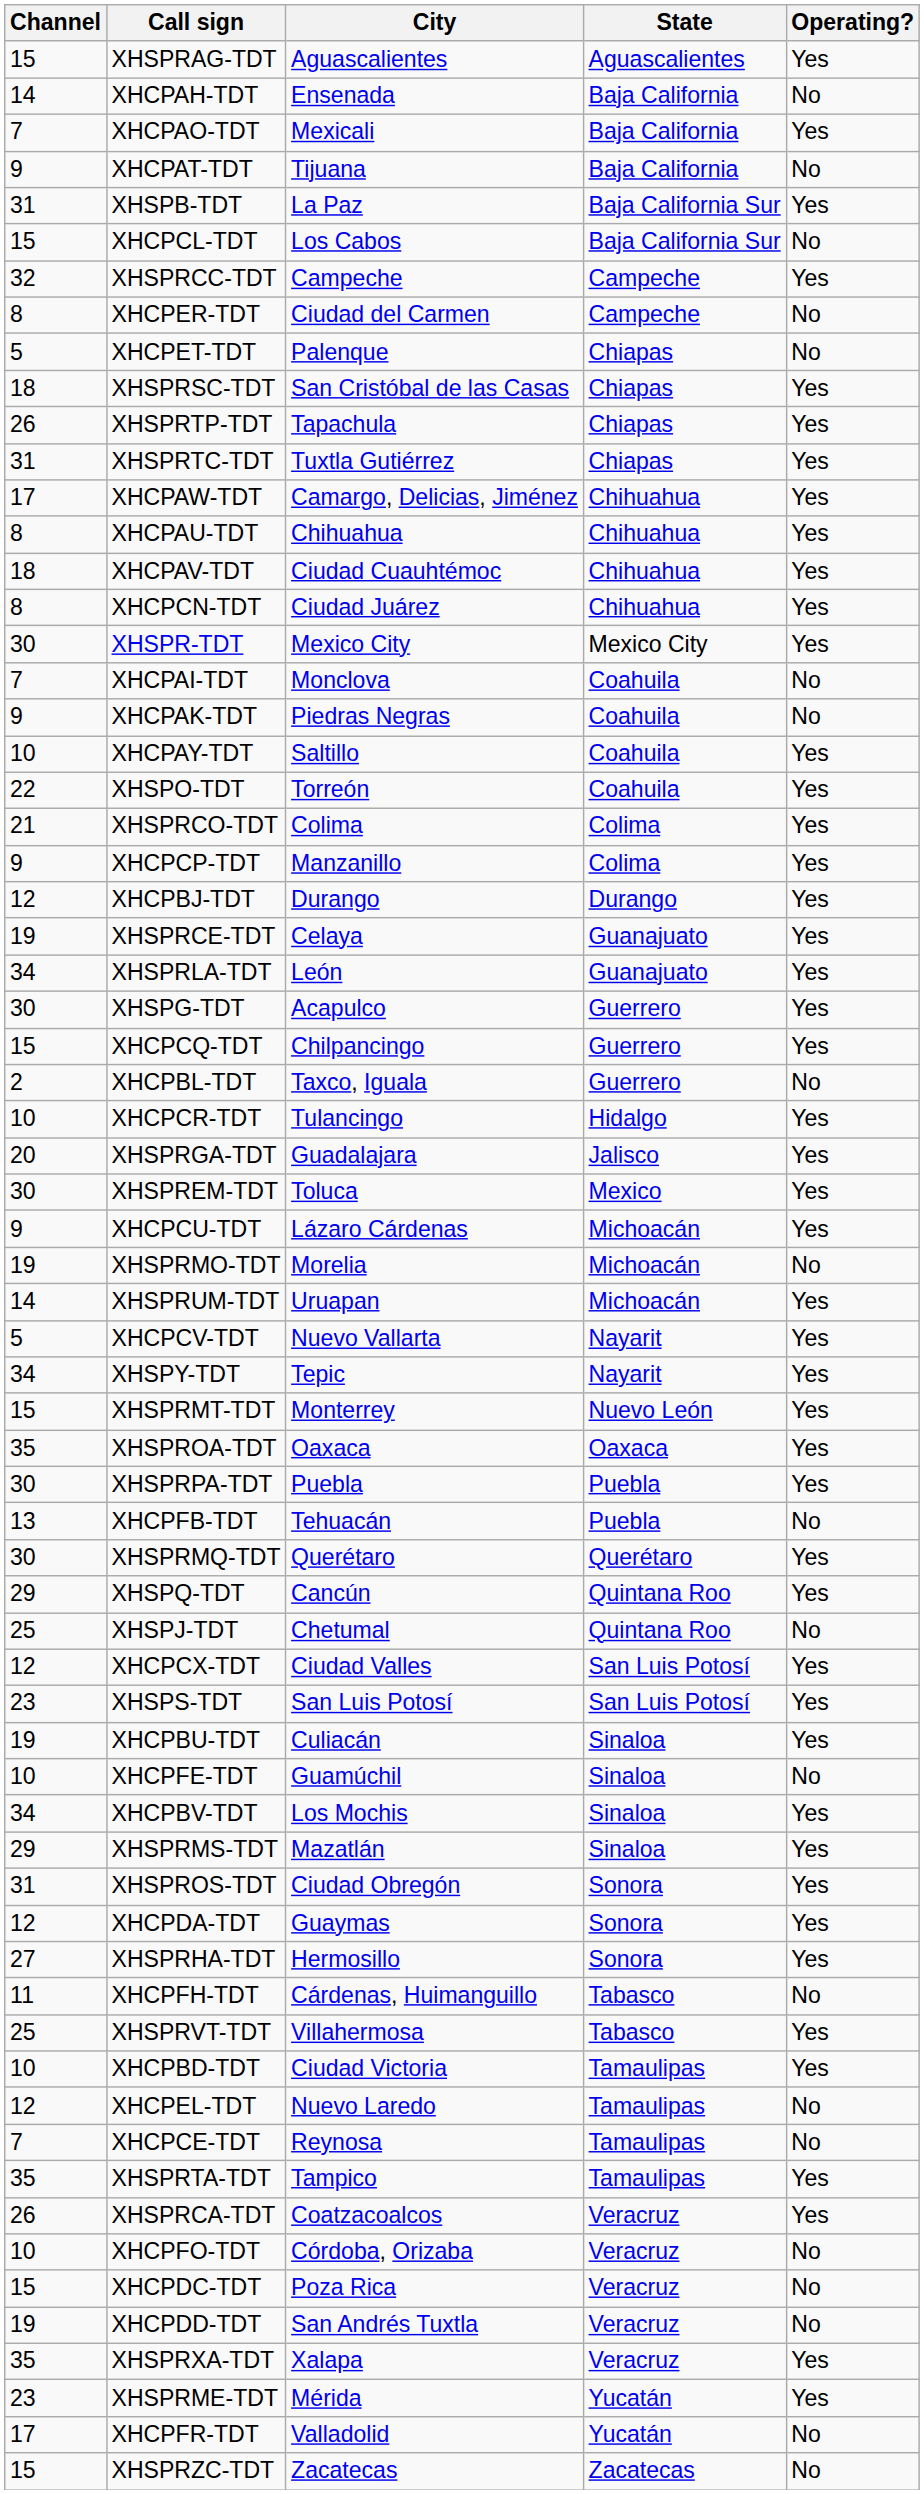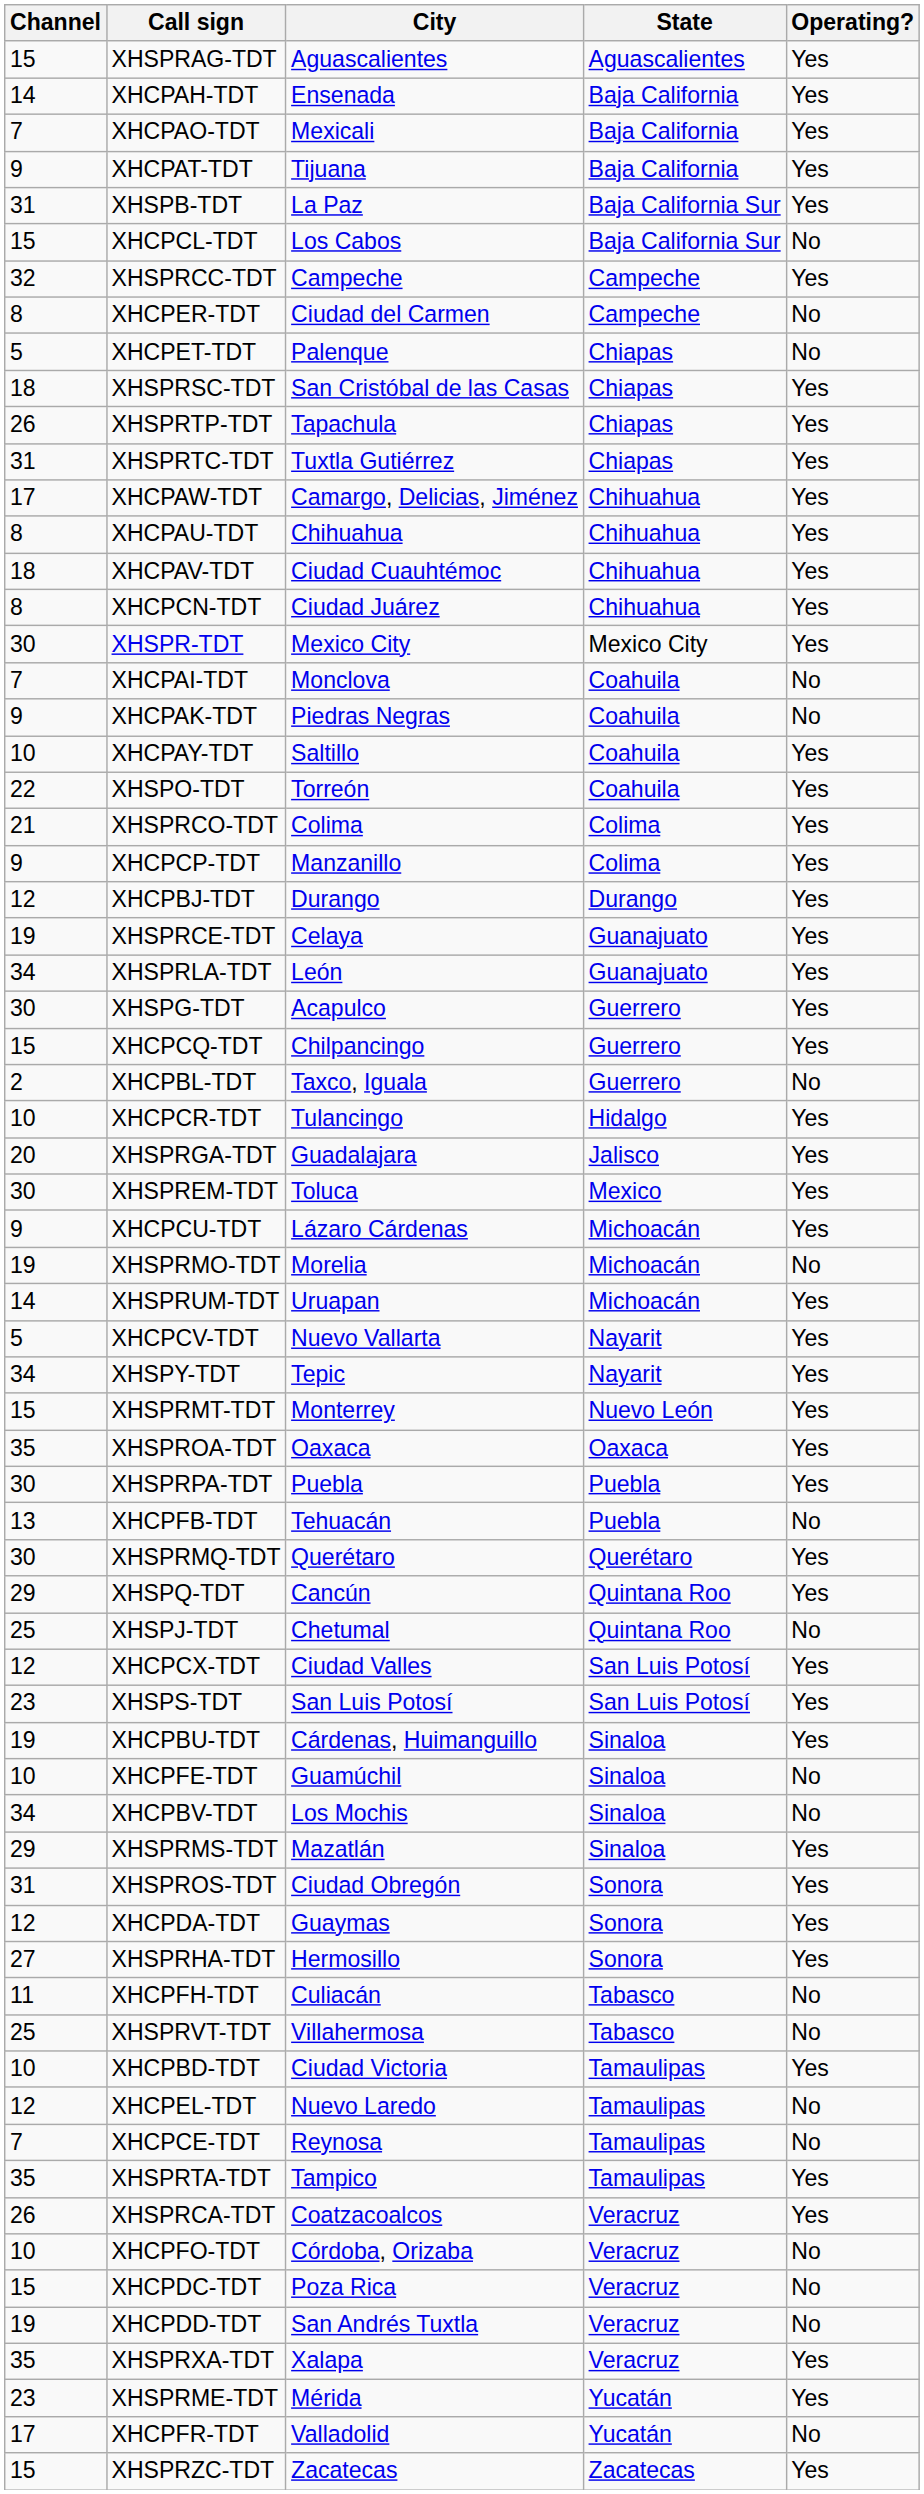(806, 95) No -> (810, 95) Yes
(806, 168) No -> (810, 168) Yes
(336, 1740) Culiacán -> (414, 1740) Cárdenas, Huimanguillo
(810, 1813) Yes -> (806, 1813) No
(414, 1995) Cárdenas, Huimanguillo -> (336, 1995) Culiacán
(810, 2032) Yes -> (806, 2032) No
(806, 2470) No -> (810, 2470) Yes
